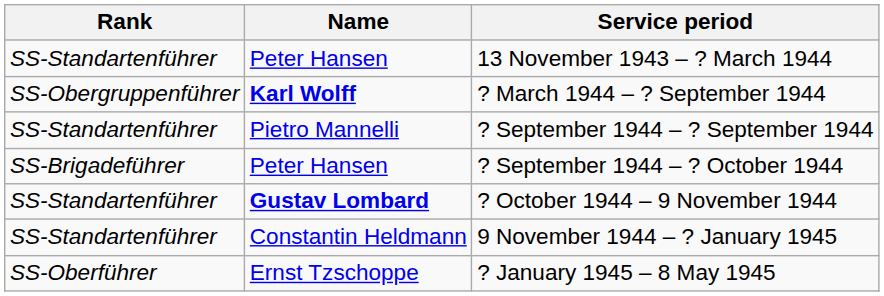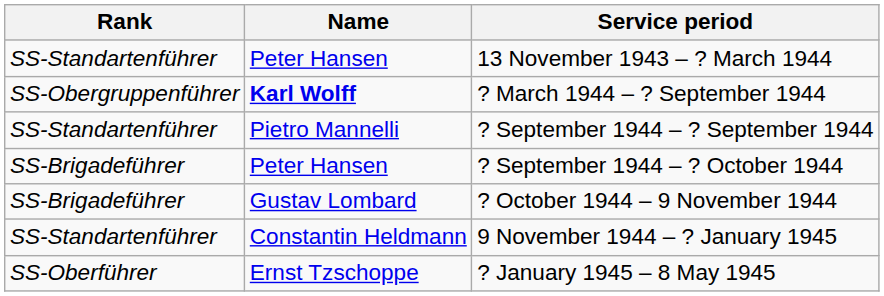(113, 201) SS-Standartenführer -> (97, 201) SS-Brigadeführer
(339, 201) bold -> (333, 201) normal
